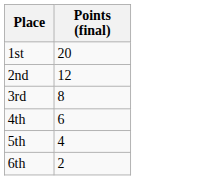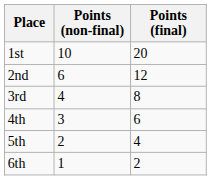+ column: (92, 23)
